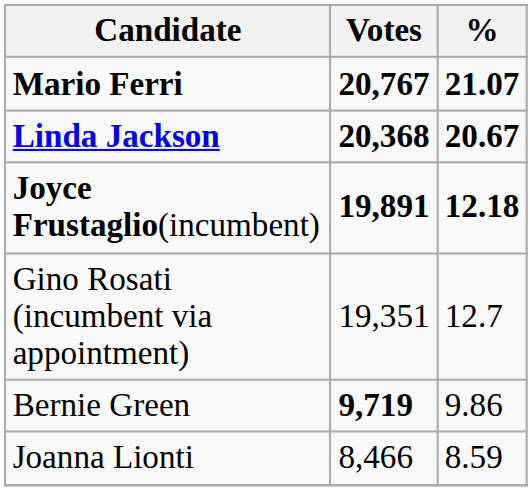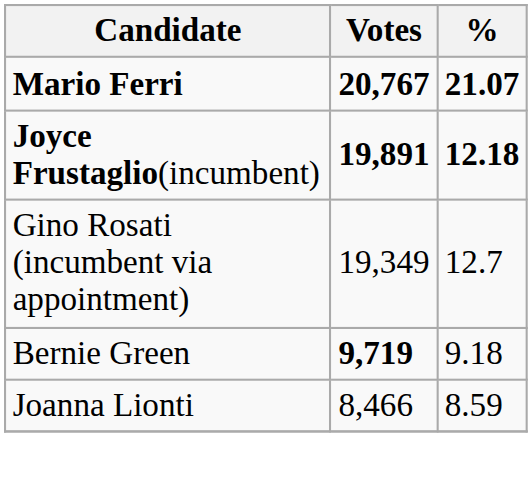- row: (116, 135)
(384, 315) 19,351 -> (384, 262) 19,349
(474, 405) 9.86 -> (474, 352) 9.18
